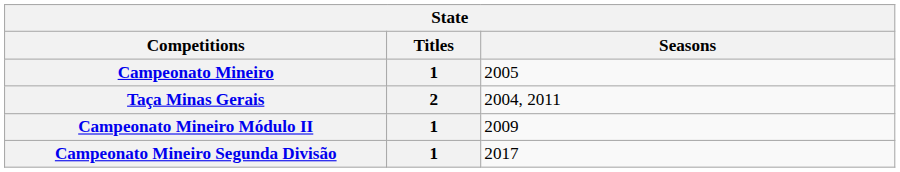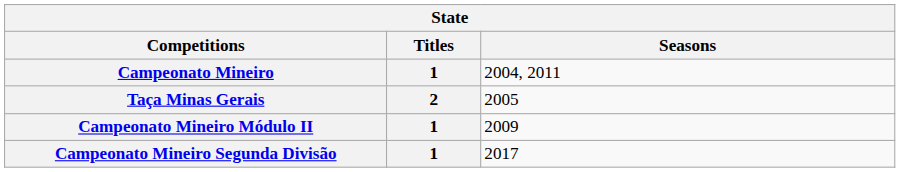(501, 72) 2005 -> (523, 72) 2004, 2011
(523, 99) 2004, 2011 -> (501, 99) 2005
